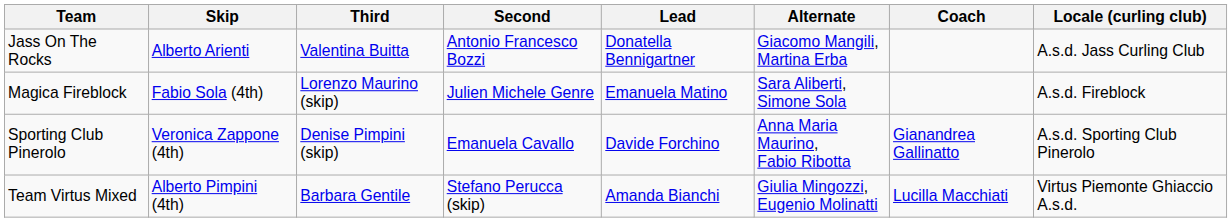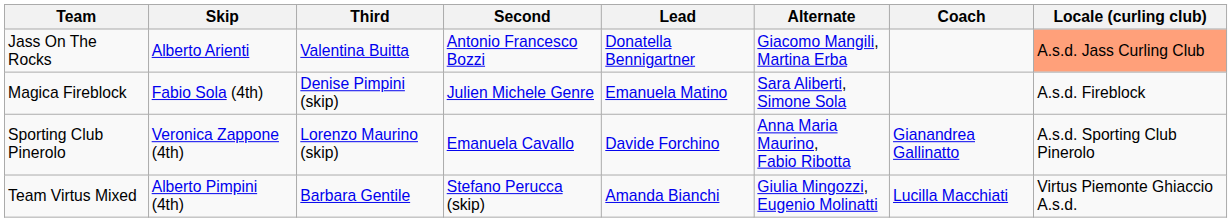(1121, 50) no background -> (1121, 50) lightsalmon background
(359, 93) Lorenzo Maurino (skip) -> (353, 93) Denise Pimpini (skip)
(353, 144) Denise Pimpini (skip) -> (359, 144) Lorenzo Maurino (skip)
